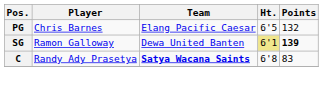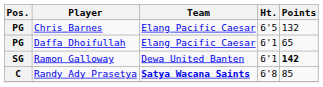+ row: (80, 43)
(269, 43) khaki background -> (269, 58) no background
(290, 43) 139 -> (290, 58) 142
(288, 58) 83 -> (288, 74) 85
